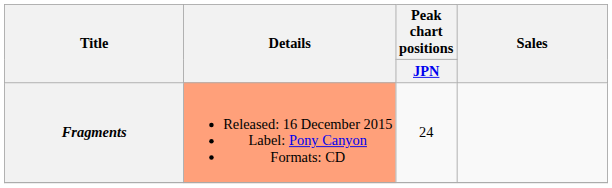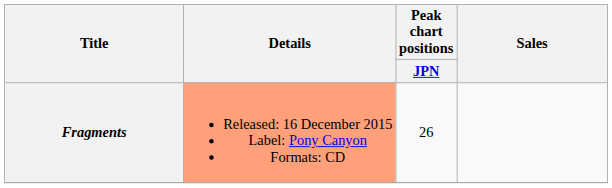(426, 132) 24 -> (426, 132) 26
